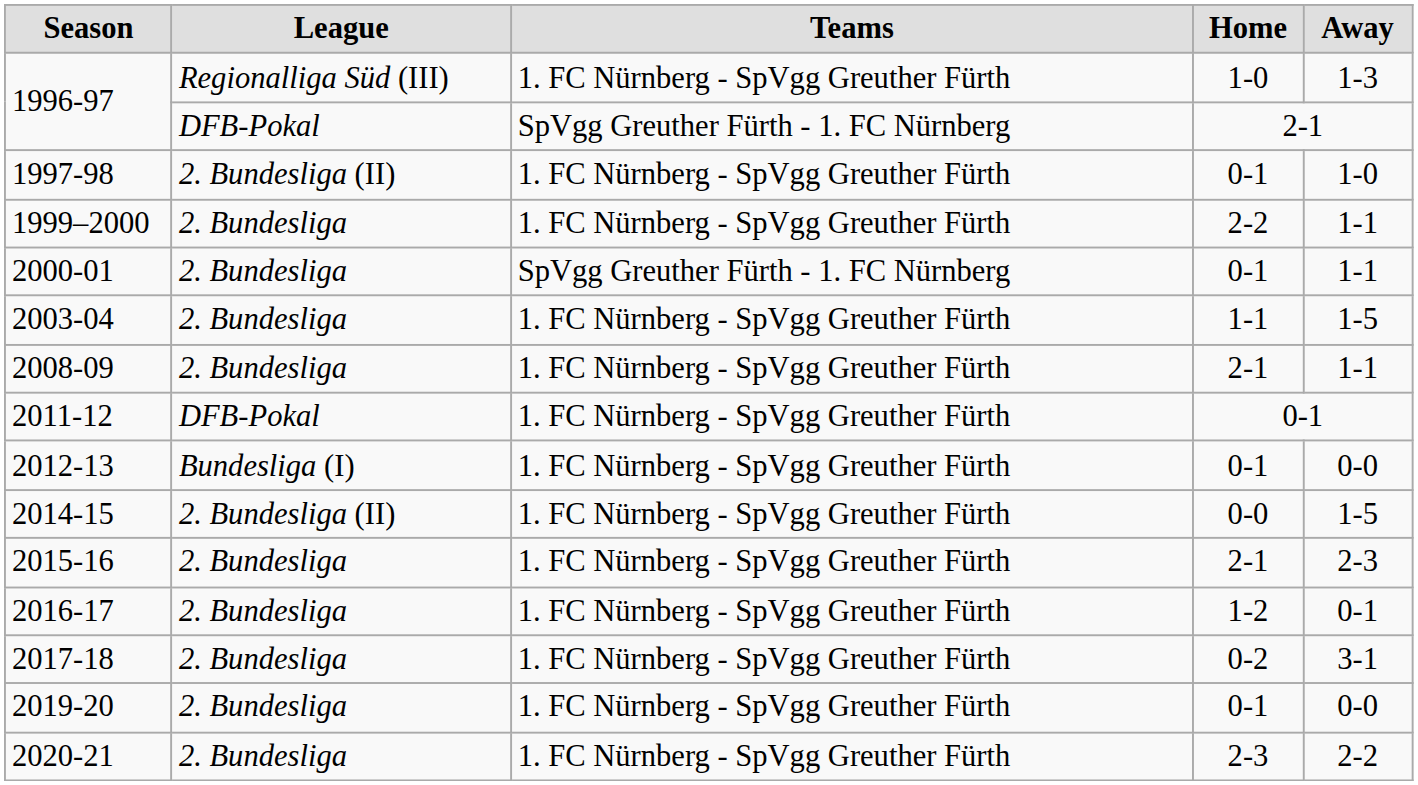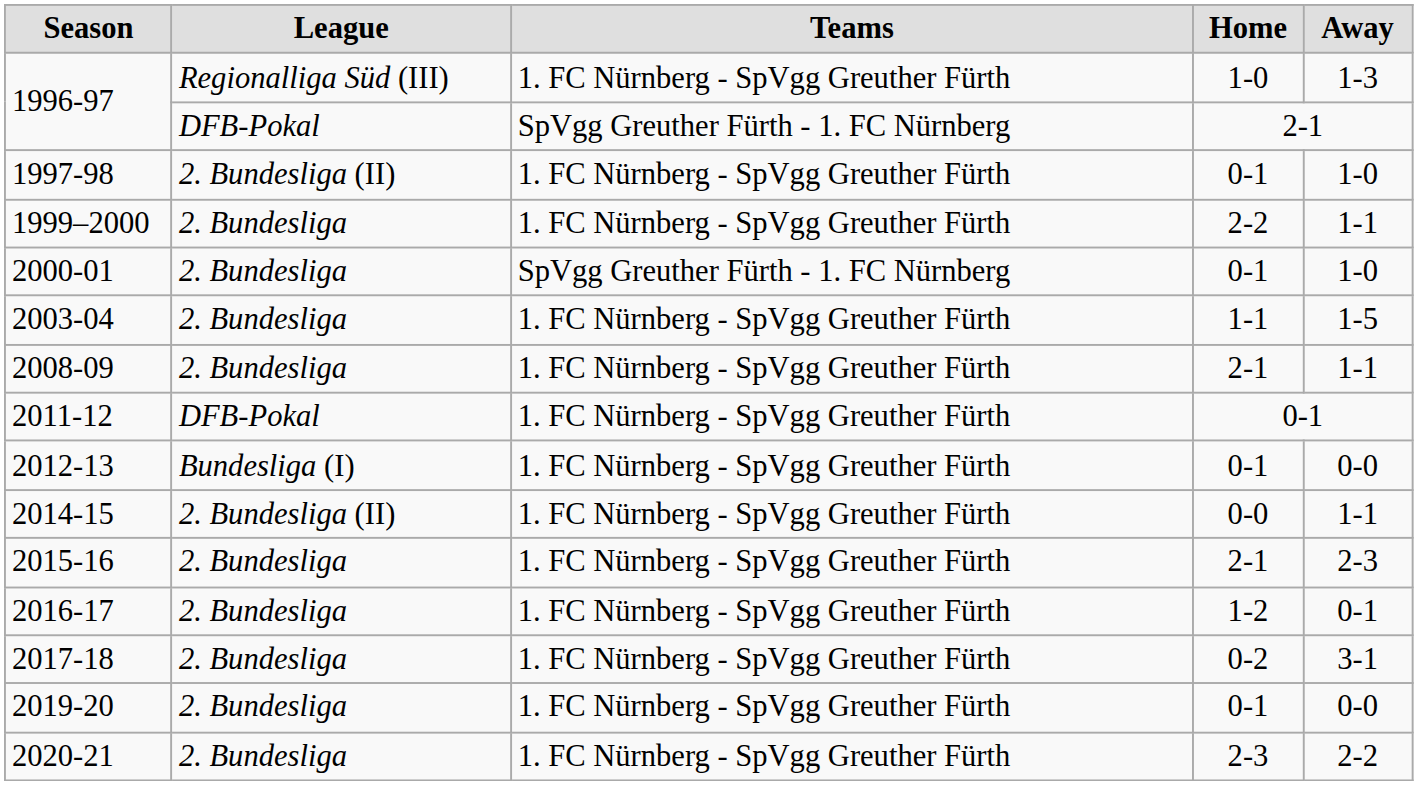(1358, 271) 1-1 -> (1358, 271) 1-0
(1358, 513) 1-5 -> (1358, 513) 1-1
